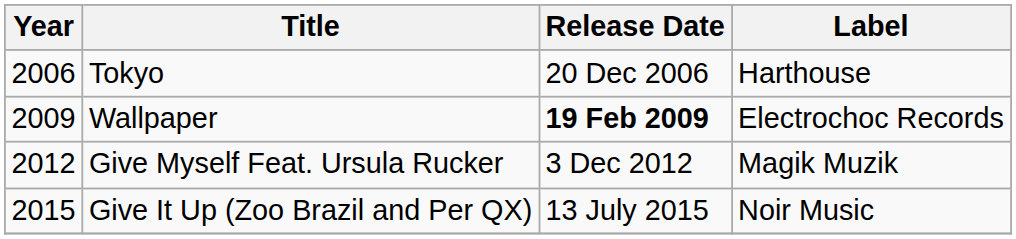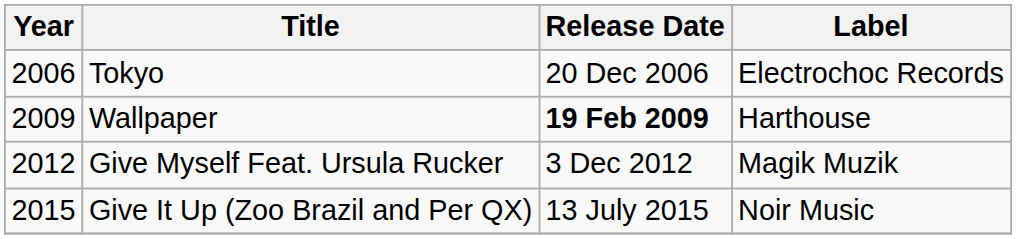(805, 73) Harthouse -> (871, 73) Electrochoc Records
(871, 118) Electrochoc Records -> (805, 118) Harthouse
